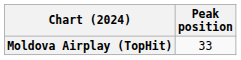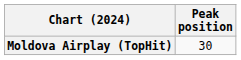(205, 46) 33 -> (205, 46) 30
